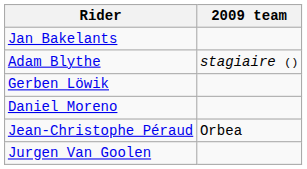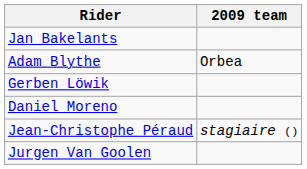(249, 62) stagiaire () -> (221, 62) Orbea
(221, 130) Orbea -> (249, 130) stagiaire ()
